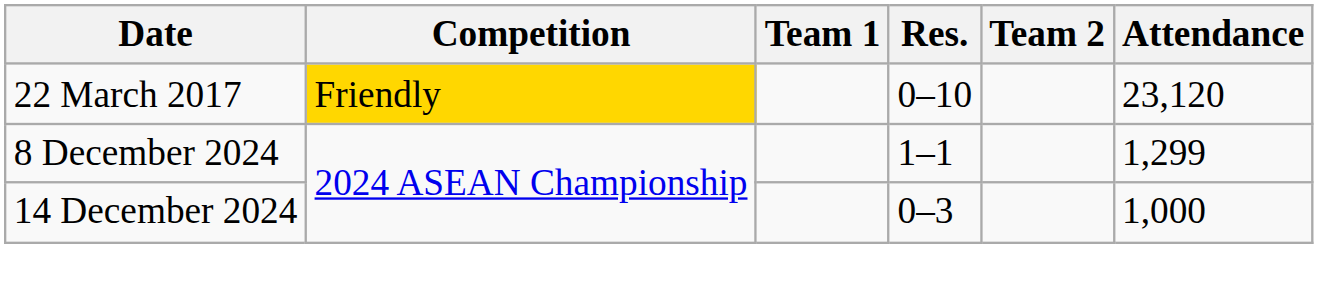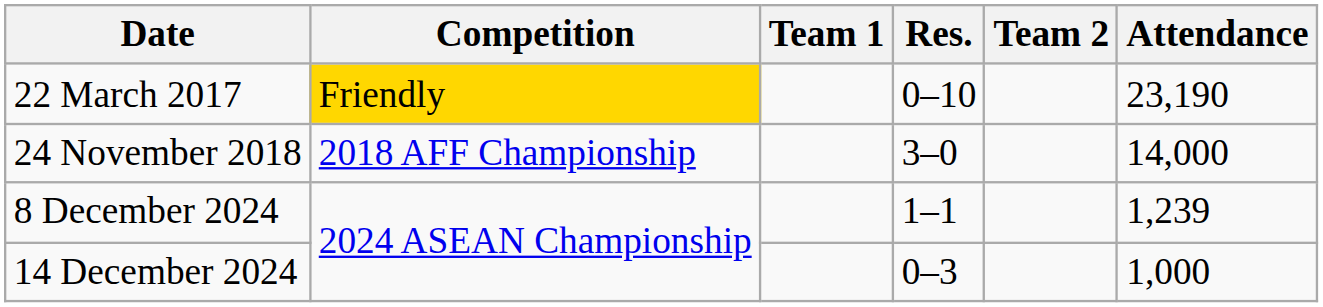(1173, 93) 23,120 -> (1178, 93) 23,190
+ row: (158, 152)
(1164, 152) 1,299 -> (1168, 211) 1,239
